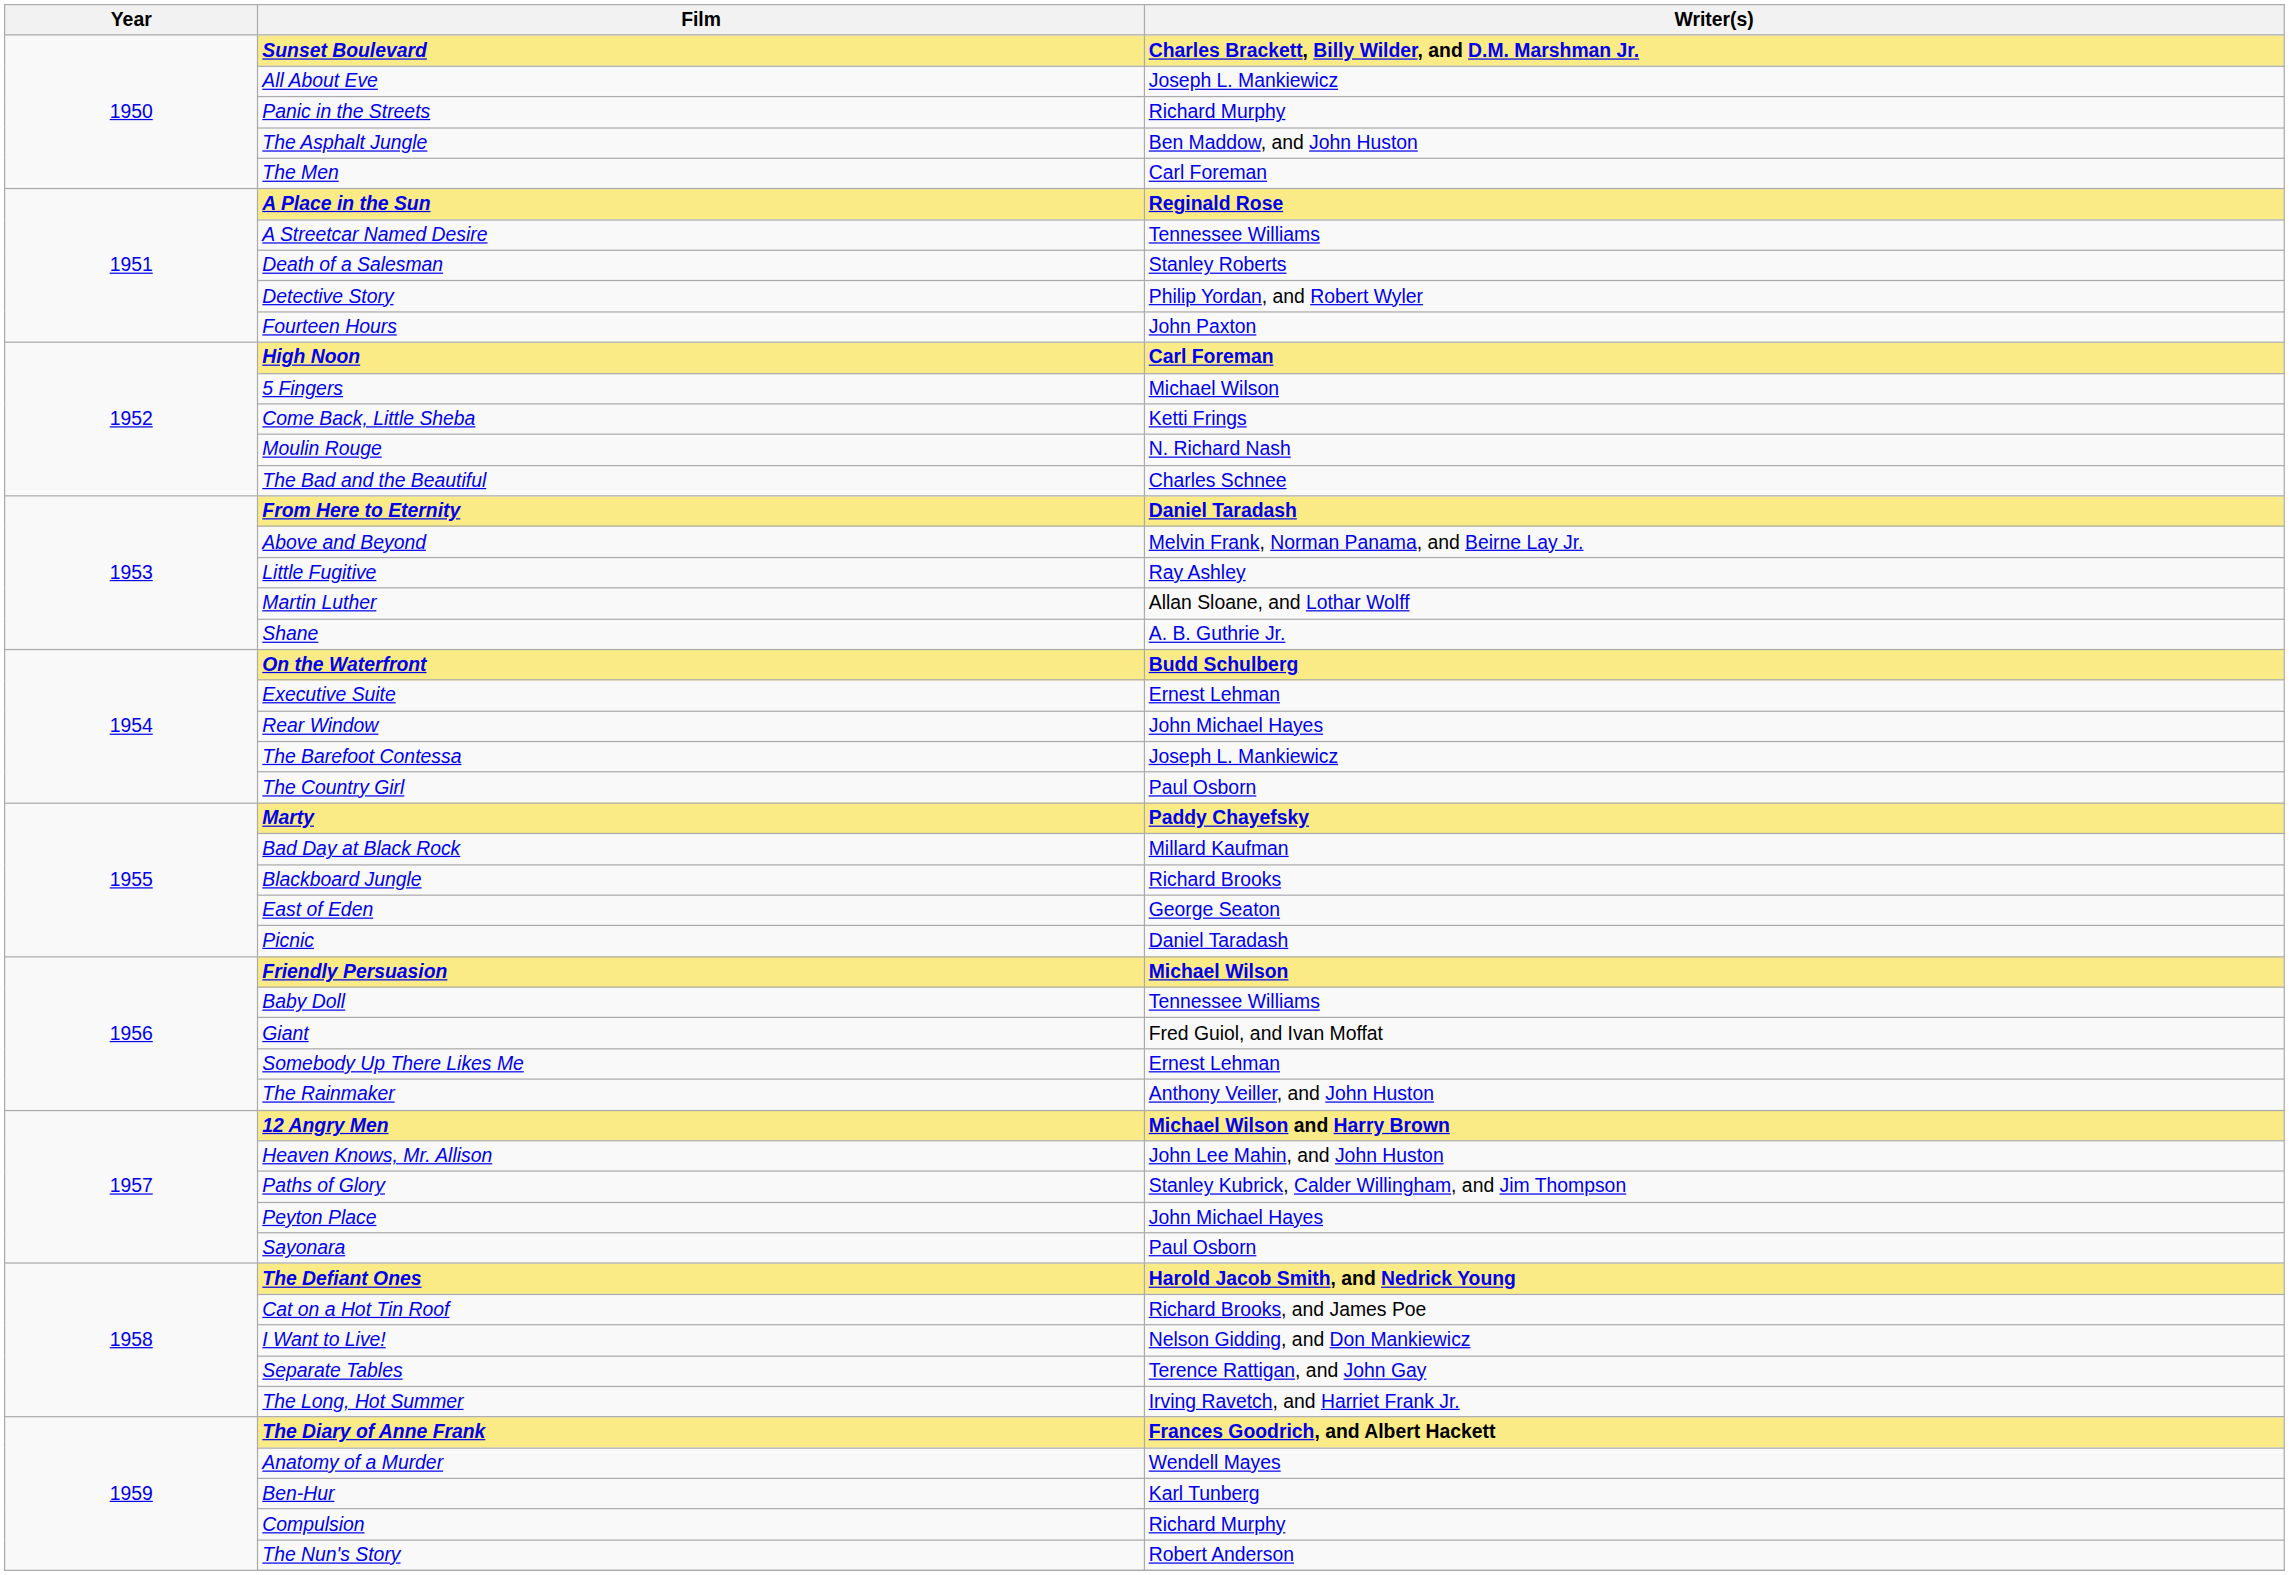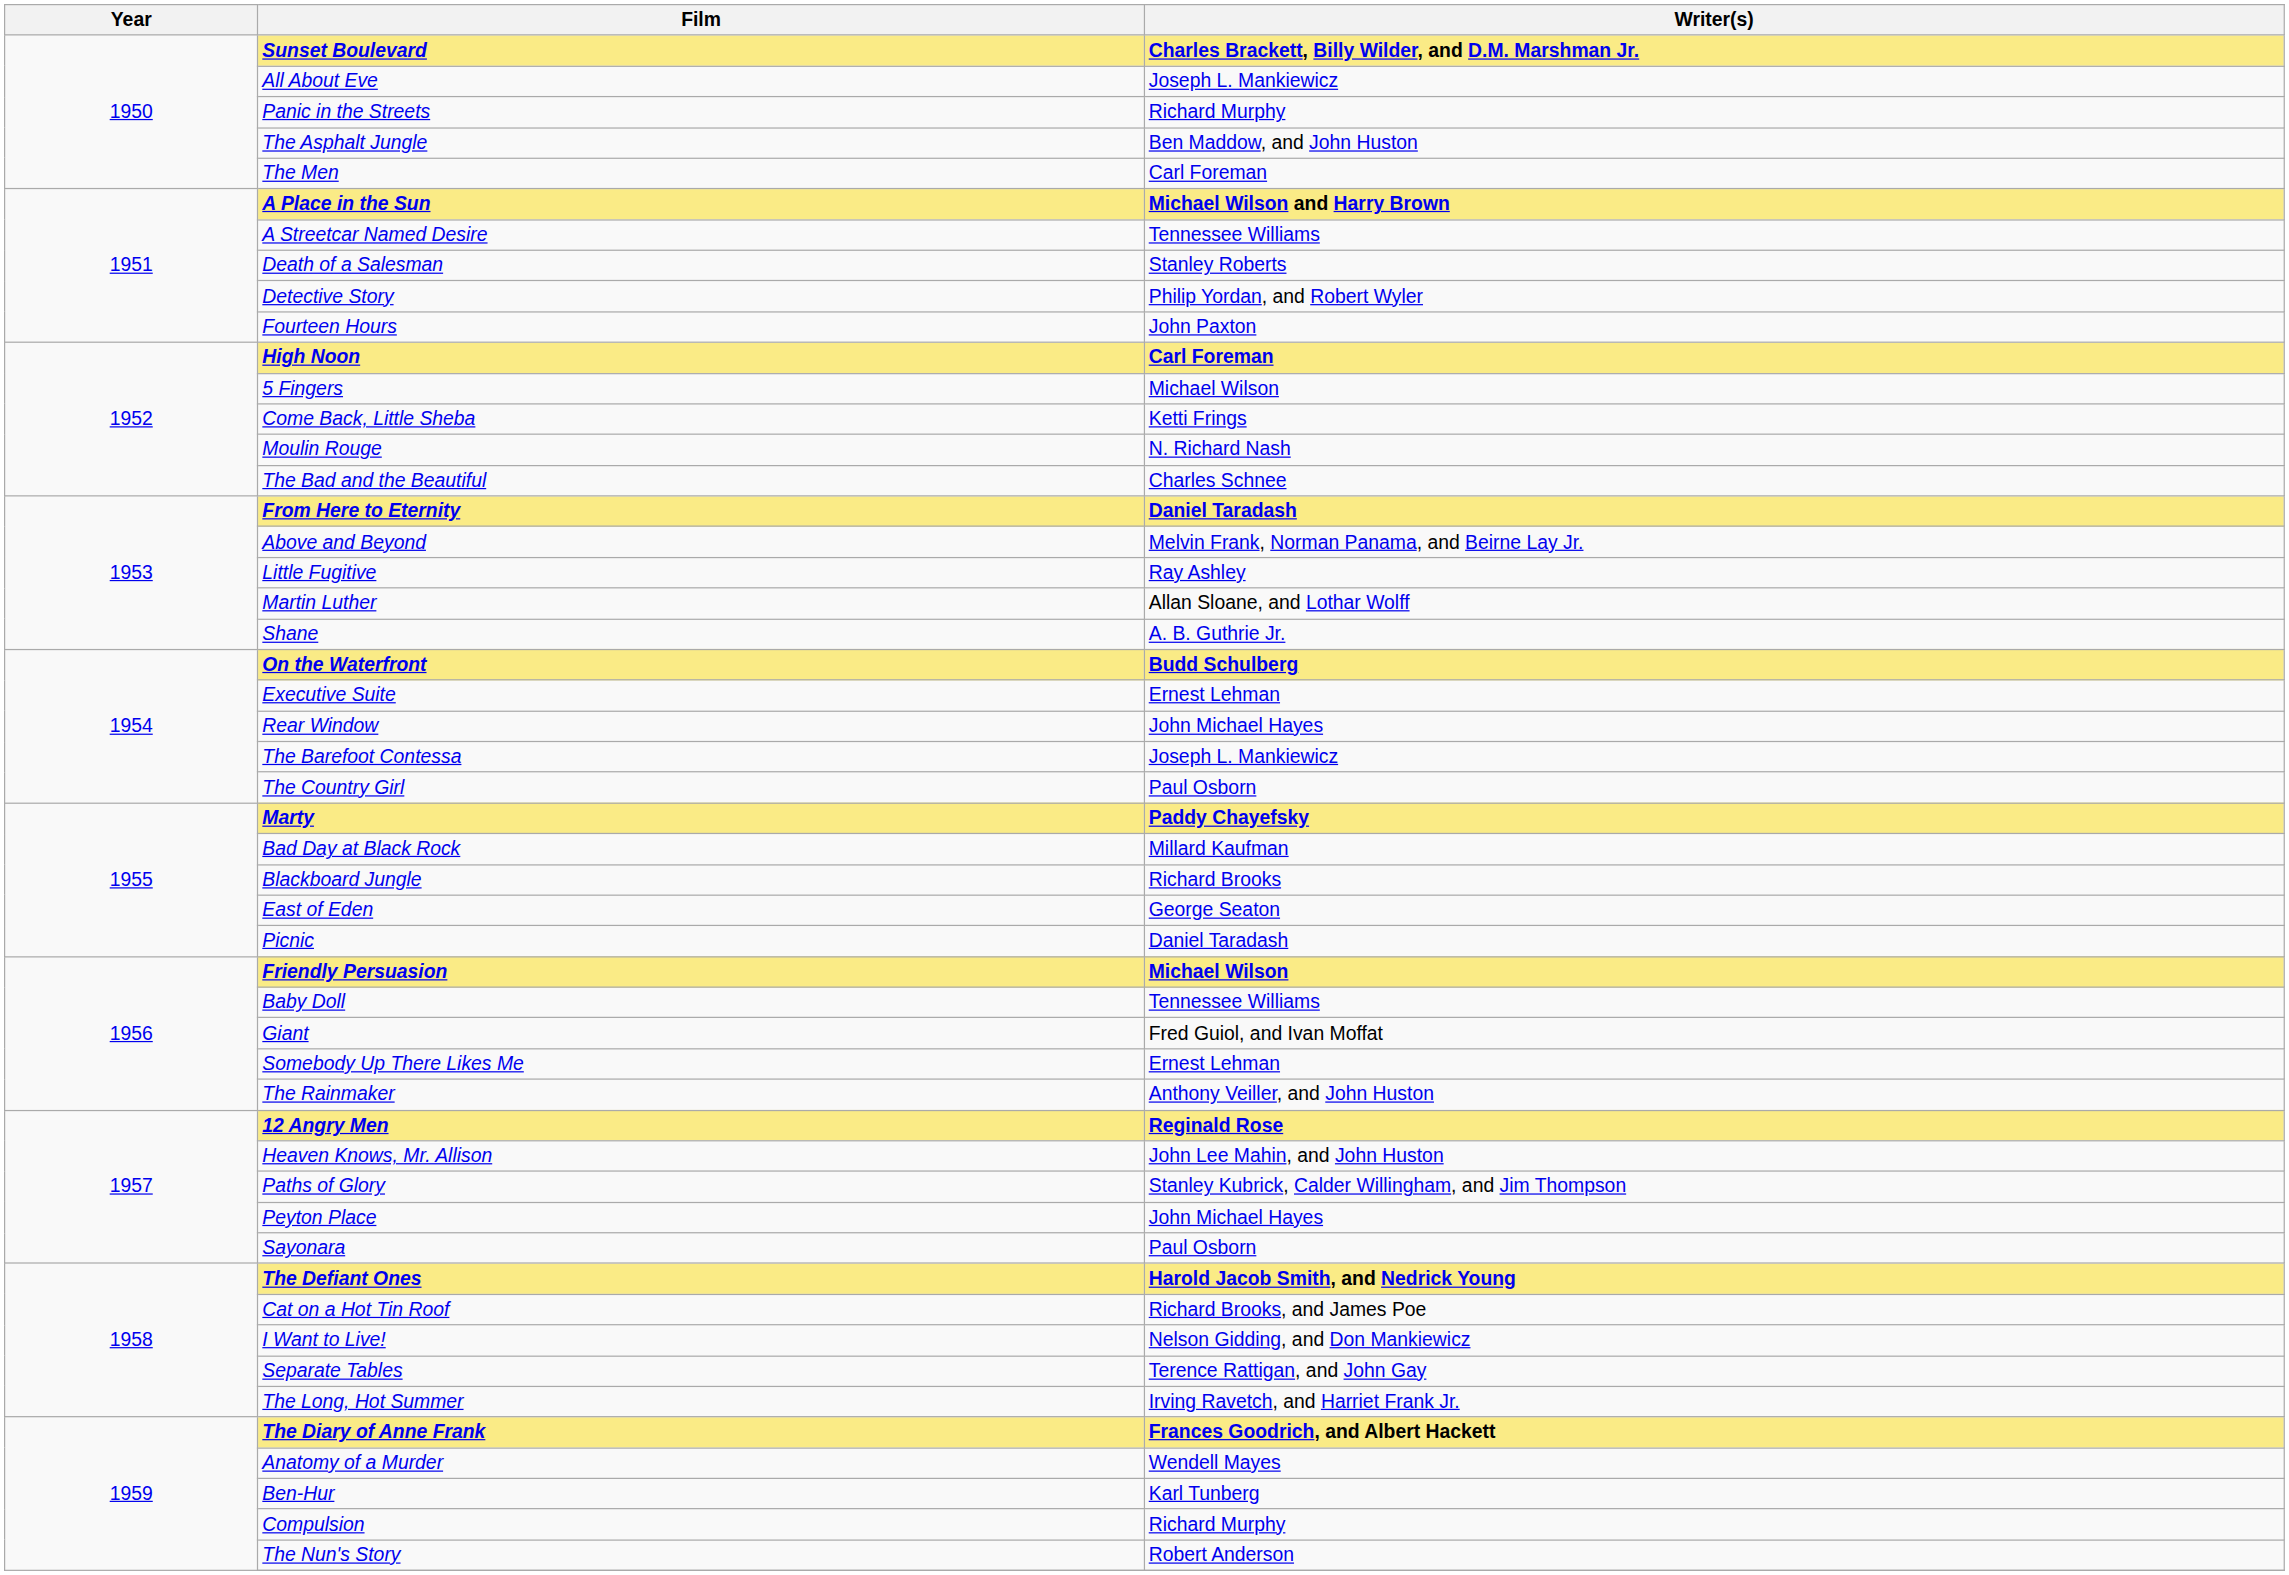(1216, 204) Reginald Rose -> (1299, 204) Michael Wilson and Harry Brown
(1299, 1125) Michael Wilson and Harry Brown -> (1216, 1125) Reginald Rose
